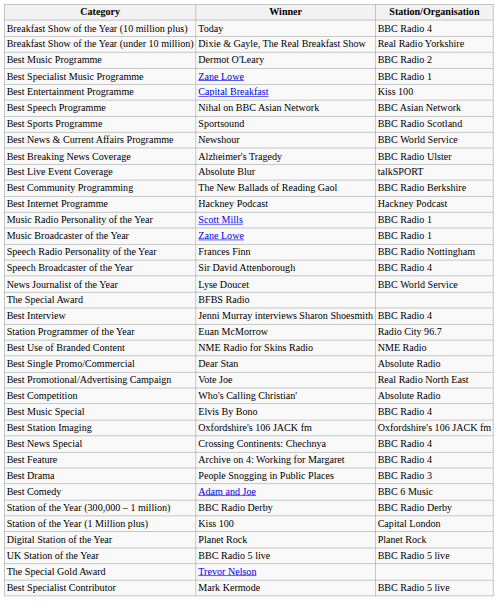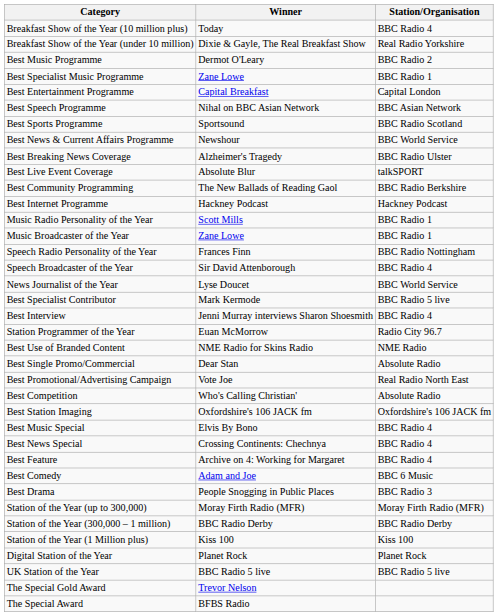(395, 92) Kiss 100 -> (409, 92) Capital London
rows swapped: (61, 587) <-> (45, 300)
rows swapped: (49, 428) <-> (46, 412)
rows swapped: (34, 492) <-> (31, 476)
+ row: (77, 508)
(409, 524) Capital London -> (395, 540) Kiss 100
